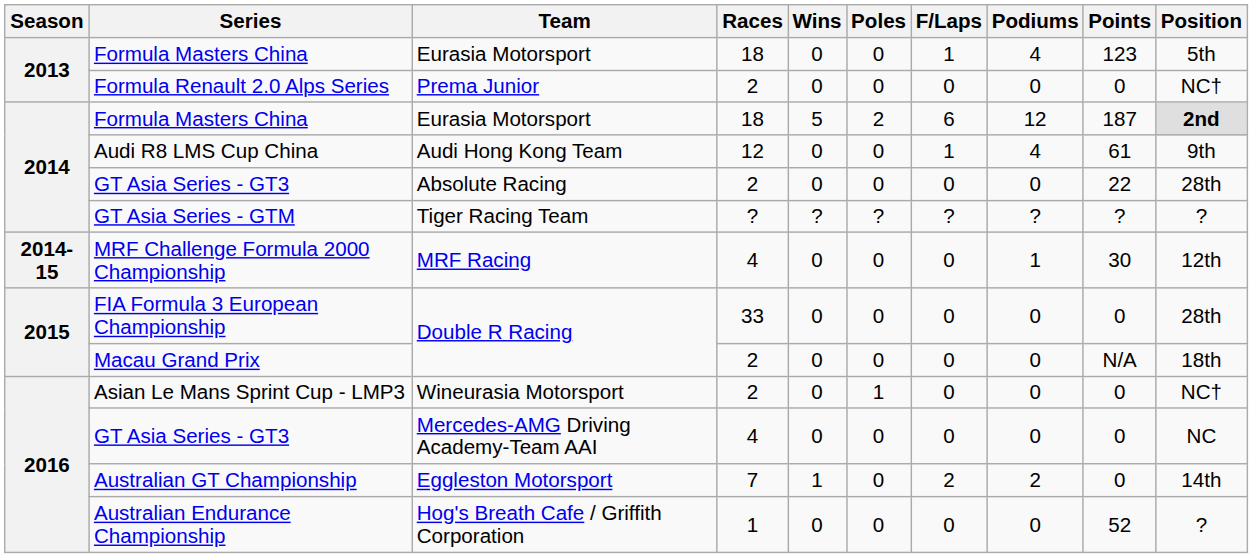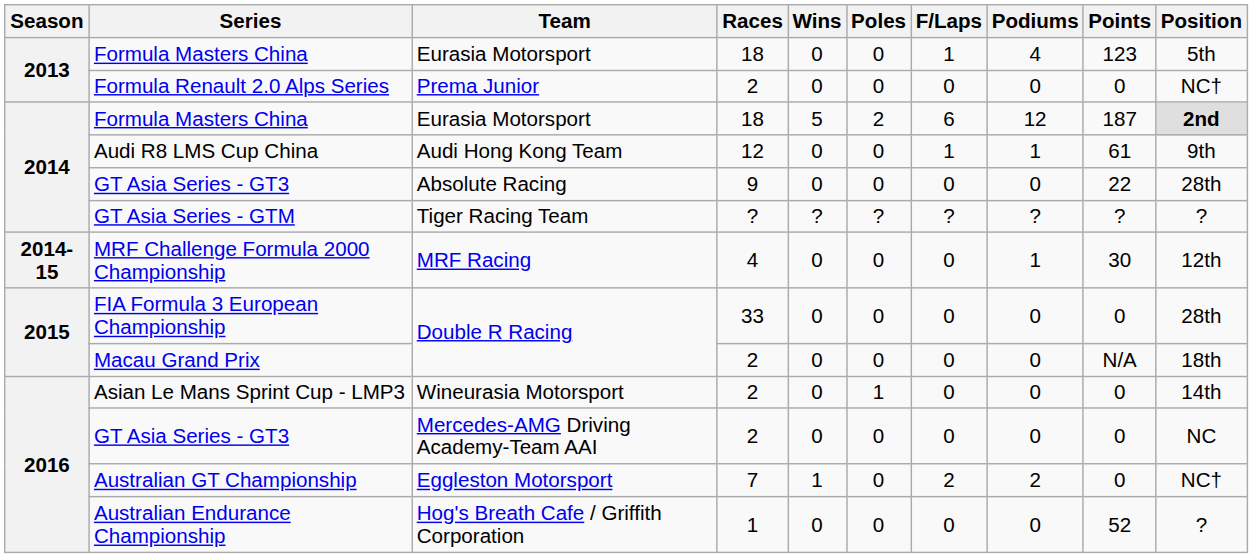(1035, 152) 4 -> (1035, 152) 1
(753, 184) 2 -> (753, 184) 9
(1201, 392) NC† -> (1201, 392) 14th
(753, 436) 4 -> (753, 436) 2
(1201, 480) 14th -> (1201, 480) NC†
